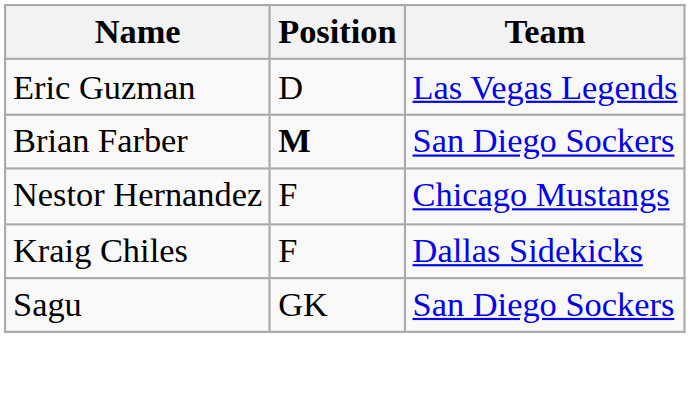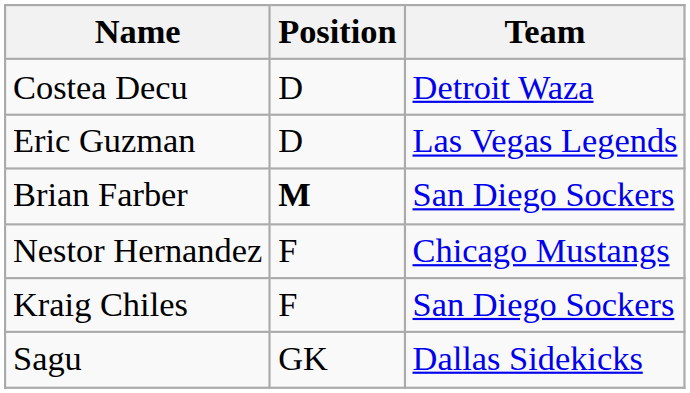+ row: (100, 86)
(528, 250) Dallas Sidekicks -> (543, 304) San Diego Sockers
(543, 304) San Diego Sockers -> (528, 359) Dallas Sidekicks
